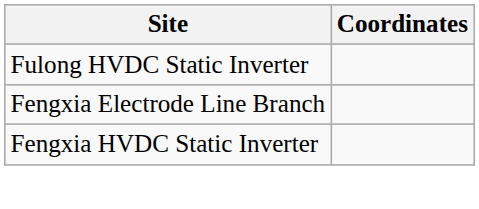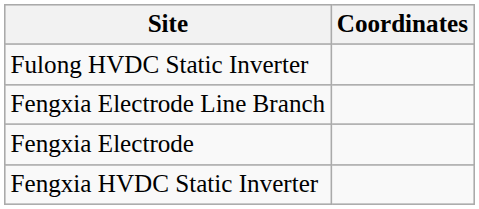+ row: (102, 143)
